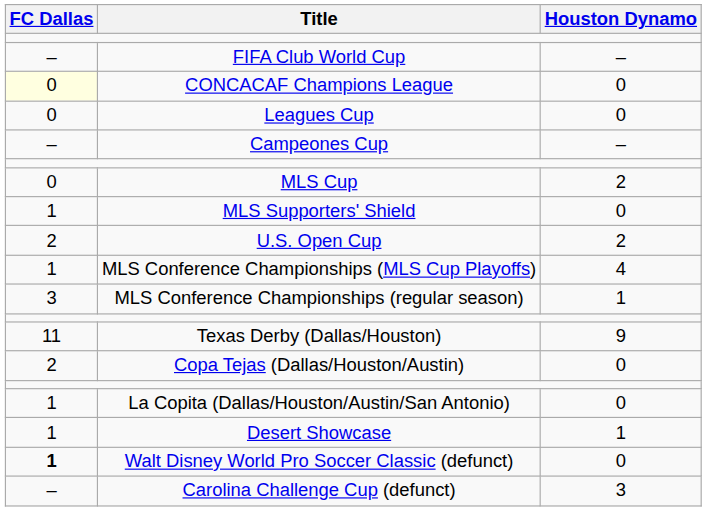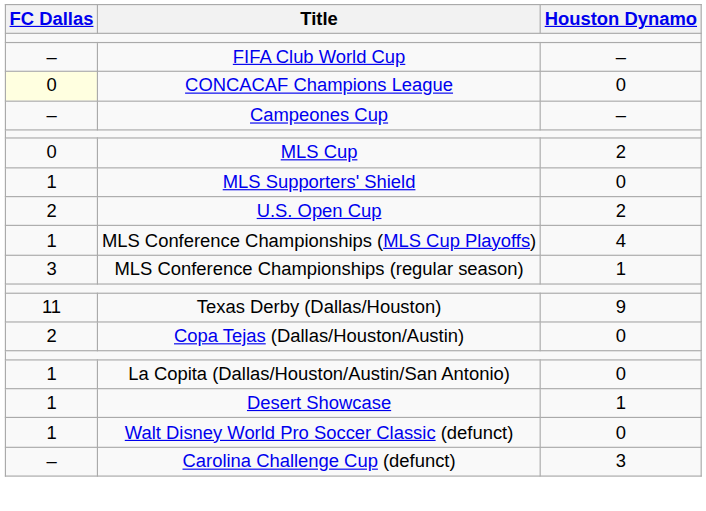- row: (319, 115)
(51, 461) bold -> (51, 432) normal
